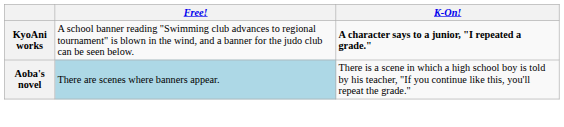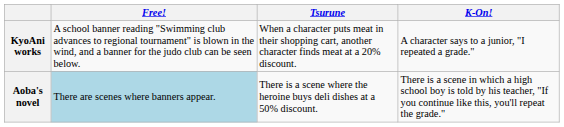+ column: (328, 12)
(430, 40) bold -> (463, 46) normal
